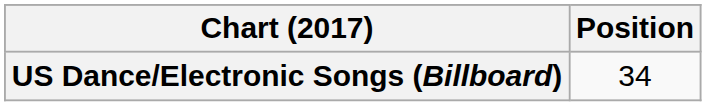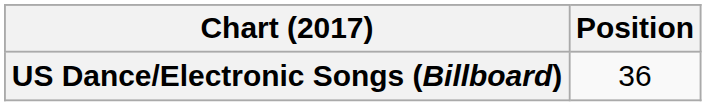(635, 75) 34 -> (635, 75) 36
